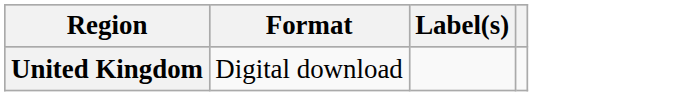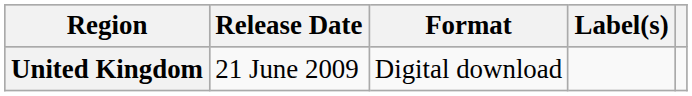+ column: (289, 25)
